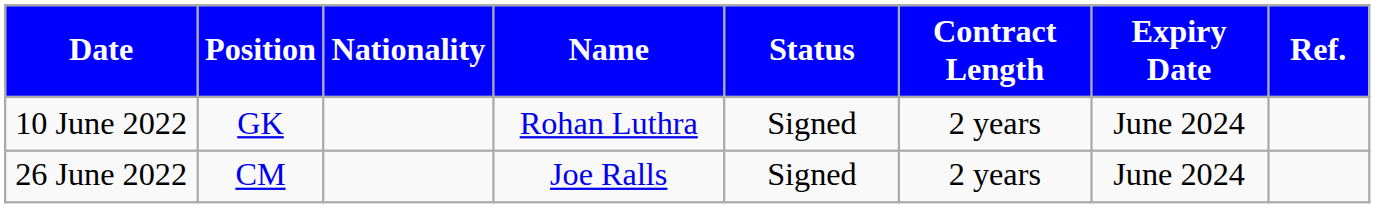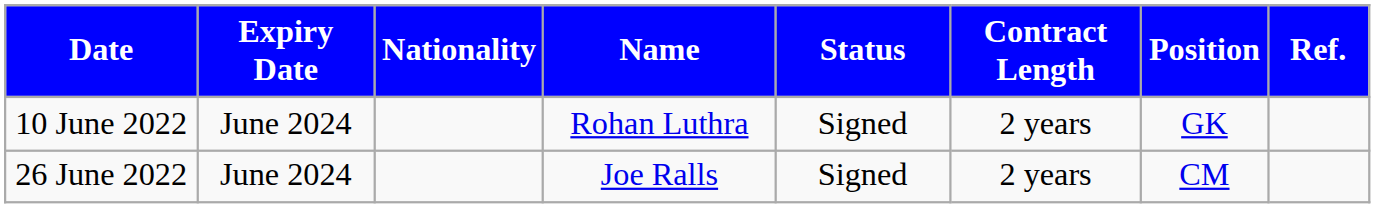columns swapped: (260, 50) <-> (1179, 50)
